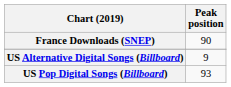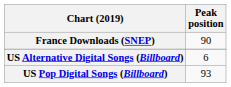(206, 57) 9 -> (206, 57) 6
